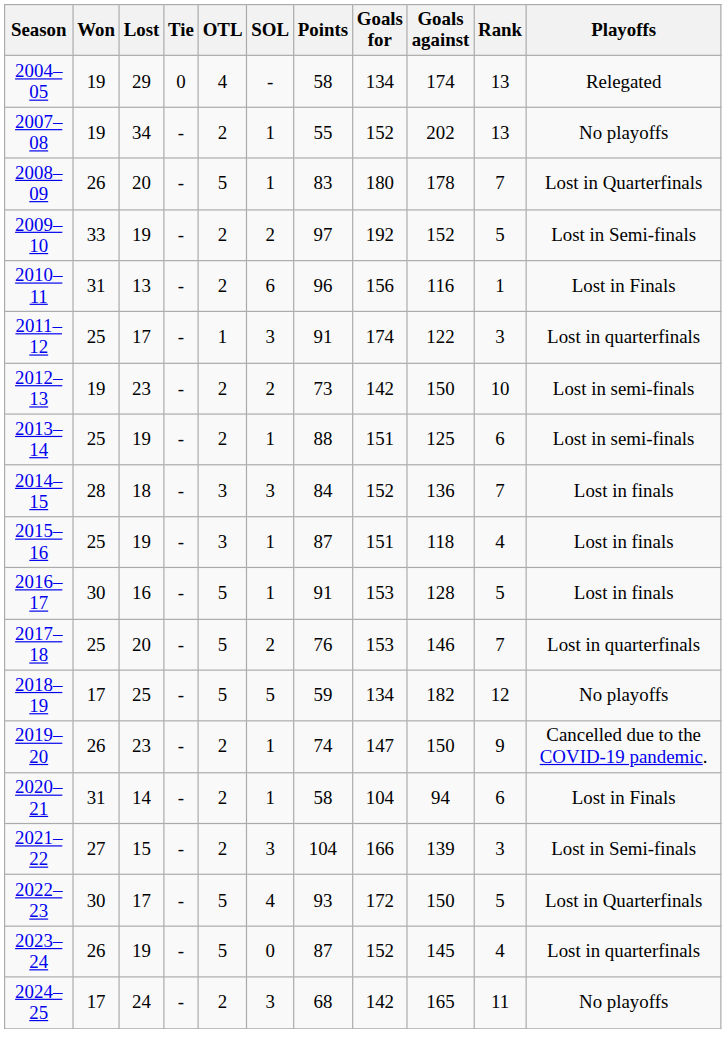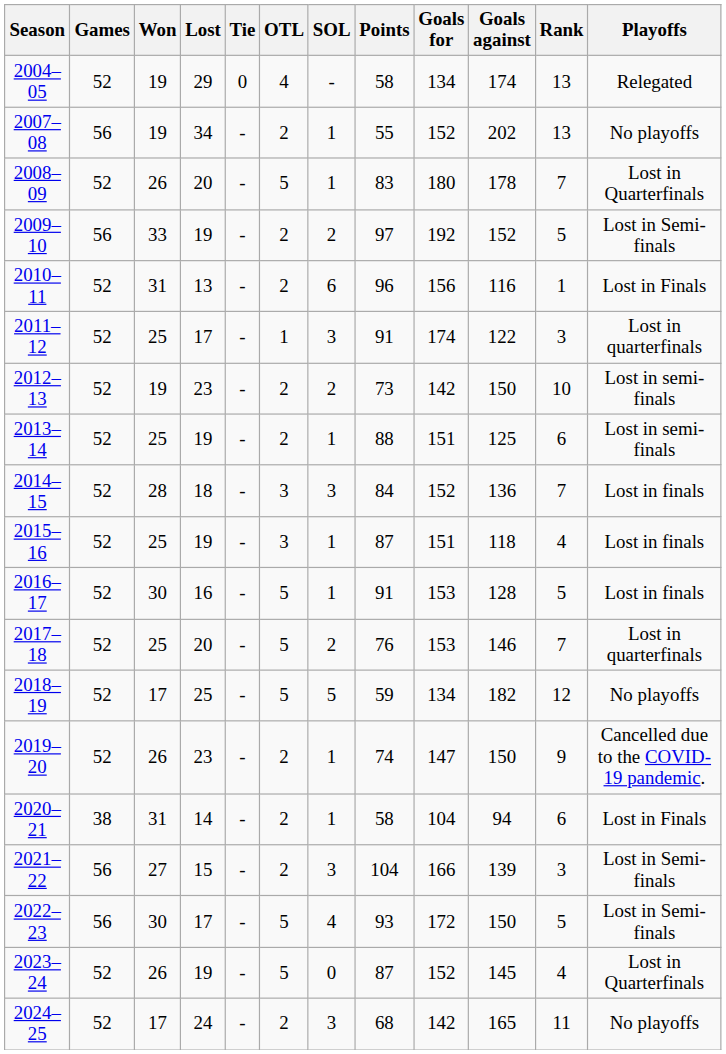+ column: (102, 30)
(624, 900) Lost in Quarterfinals -> (654, 921) Lost in Semi-finals
(624, 951) Lost in quarterfinals -> (654, 972) Lost in Quarterfinals
